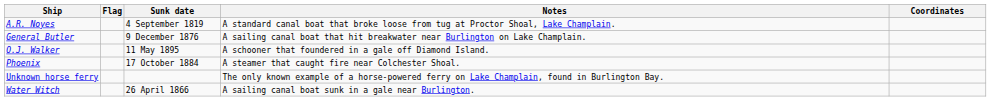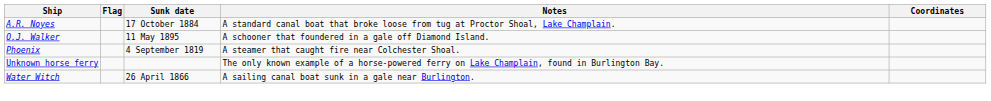(165, 24) 4 September 1819 -> (162, 24) 17 October 1884
- row: (40, 37)
(162, 63) 17 October 1884 -> (165, 50) 4 September 1819
